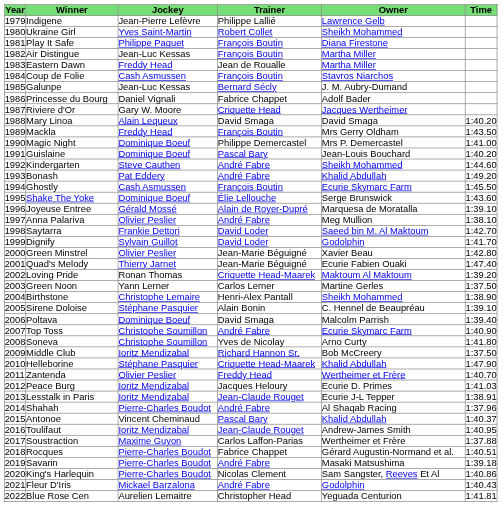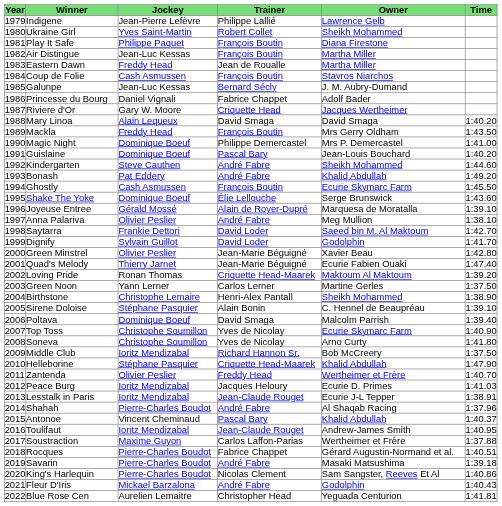(244, 330) André Fabre -> (251, 330) Yves de Nicolay
